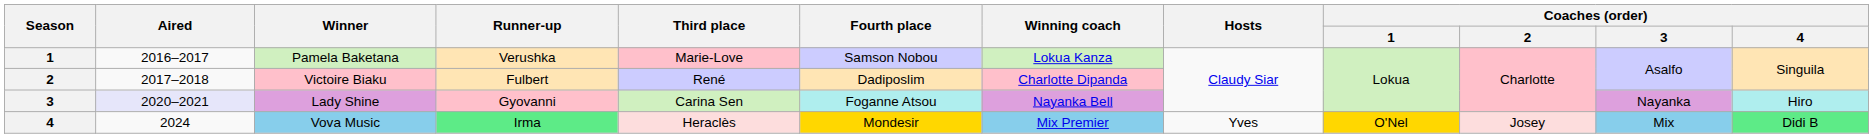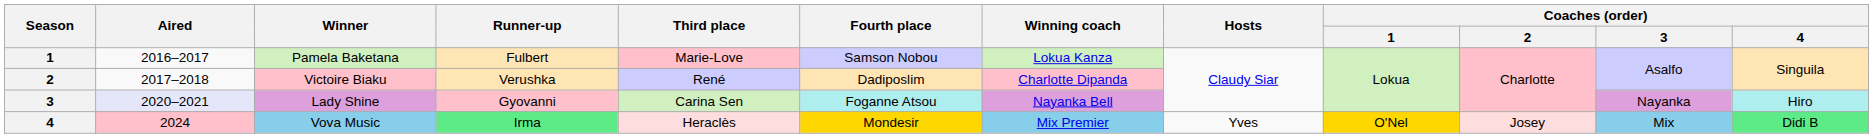(527, 58) Verushka -> (527, 58) Fulbert
(527, 80) Fulbert -> (527, 80) Verushka
(175, 122) no background -> (175, 122) pink background
